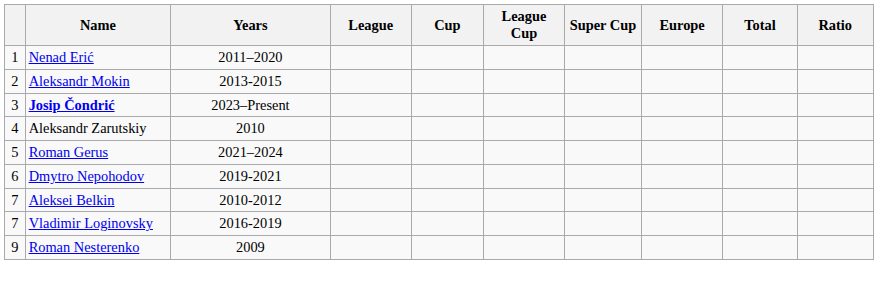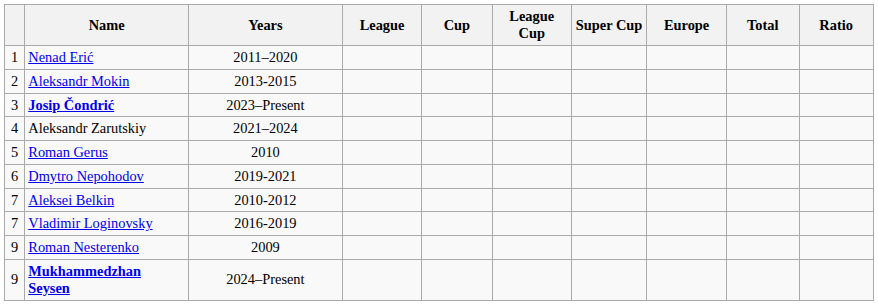(250, 128) 2010 -> (265, 128) 2021–2024
(250, 152) 2021–2024 -> (265, 152) 2010
+ row: (85, 279)
